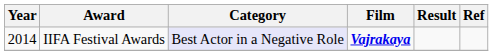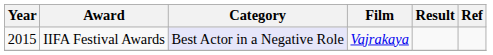(22, 38) 2014 -> (22, 38) 2015
(380, 38) bold -> (380, 38) normal
